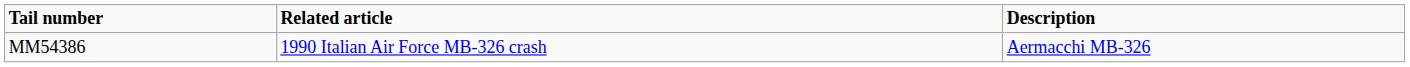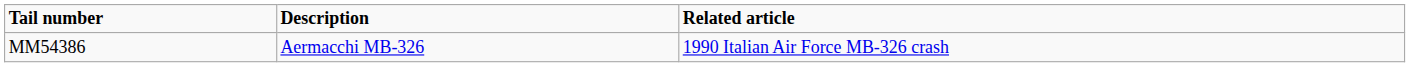columns swapped: (1051, 18) <-> (336, 18)
